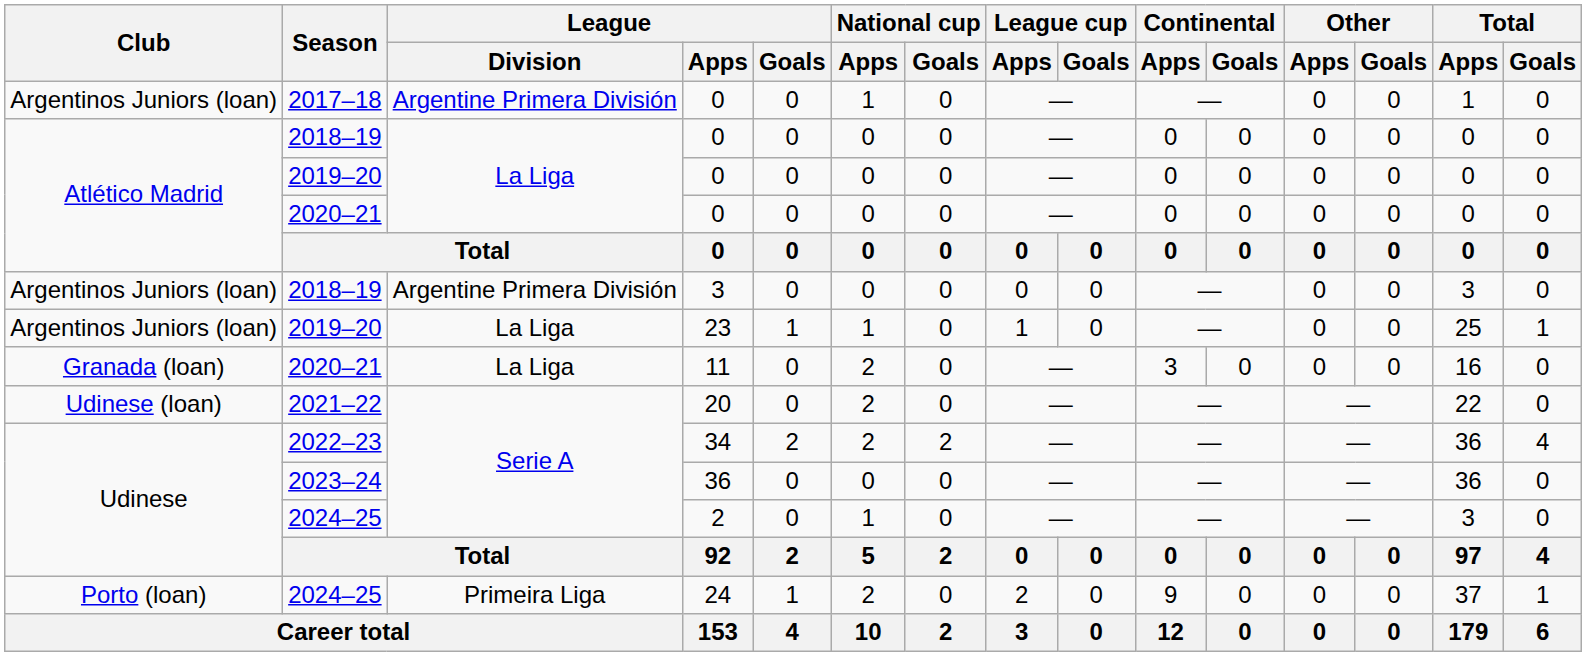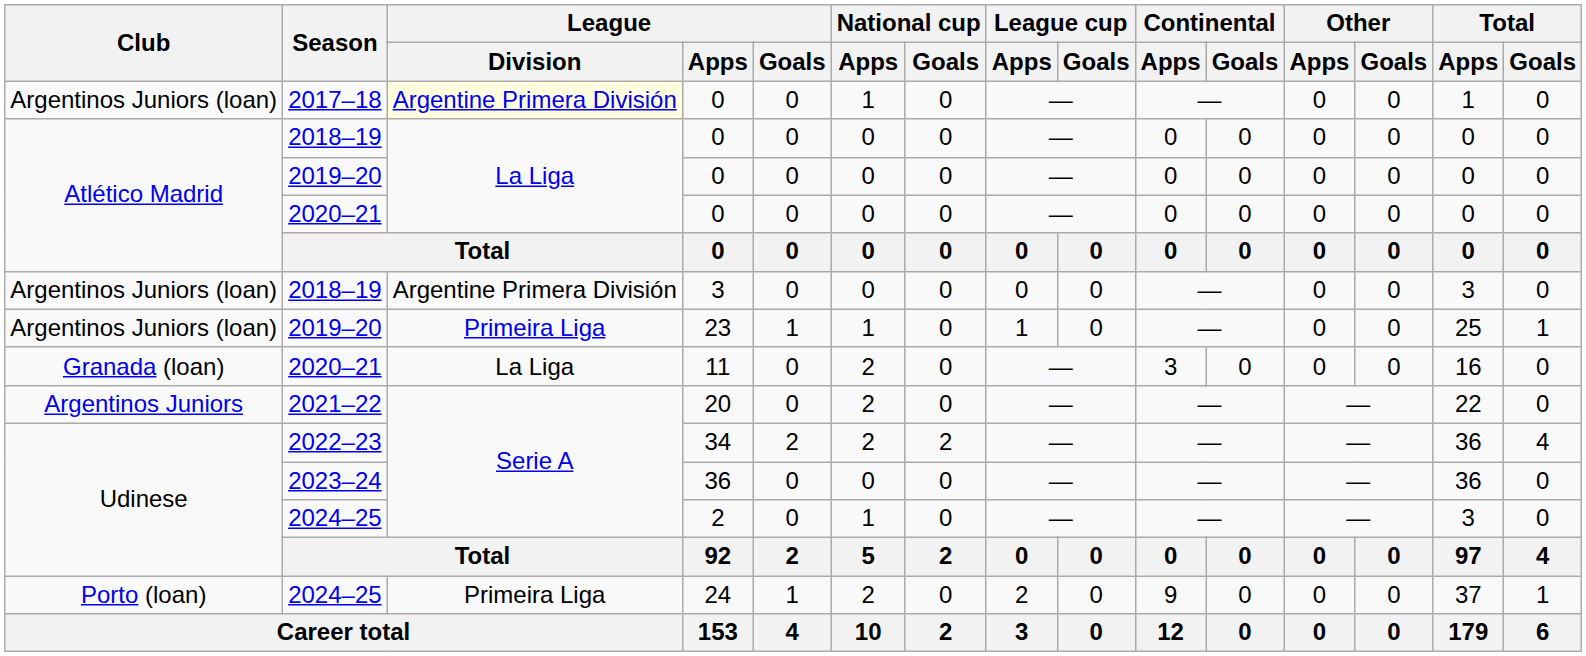(535, 99) no background -> (535, 99) lightyellow background
(535, 328) La Liga -> (535, 328) Primeira Liga
(144, 404) Udinese (loan) -> (144, 404) Argentinos Juniors
